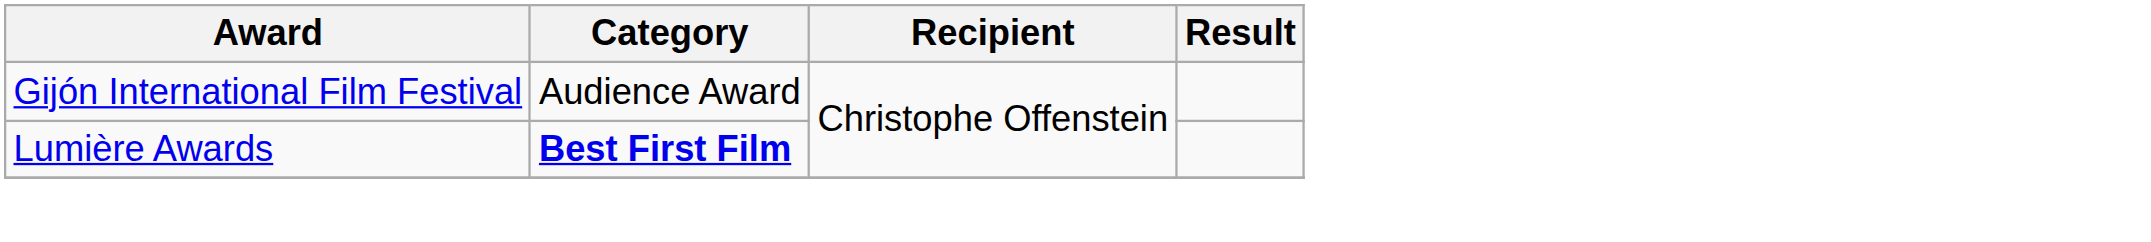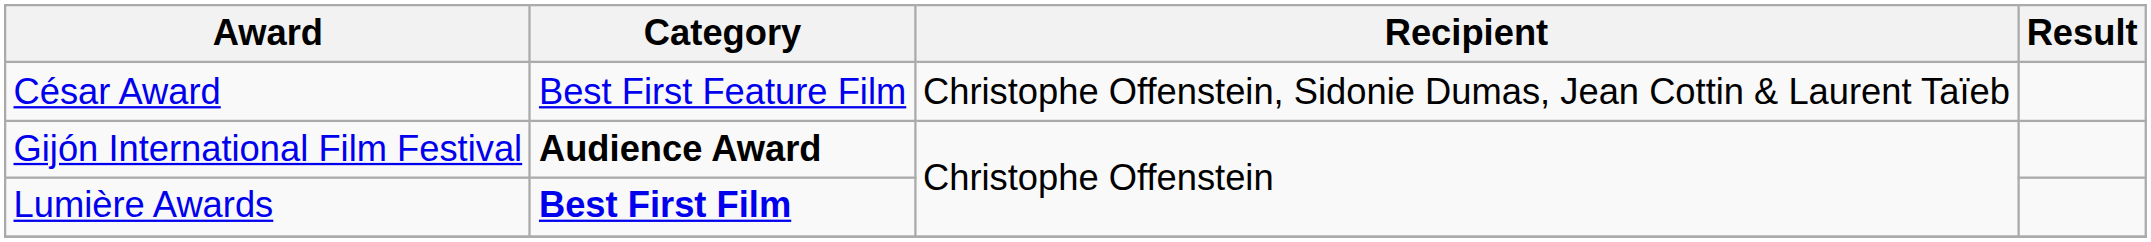+ row: (117, 90)
(670, 90) normal -> (680, 148) bold
